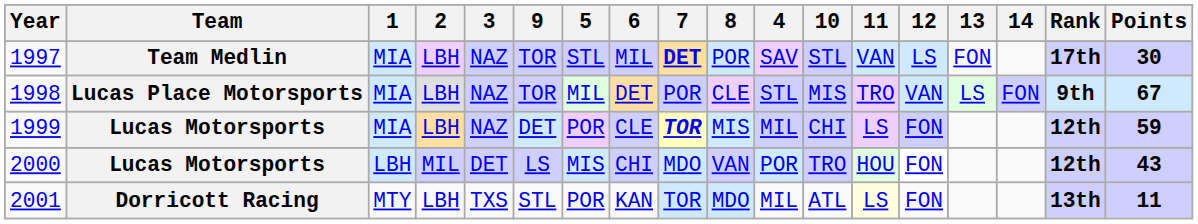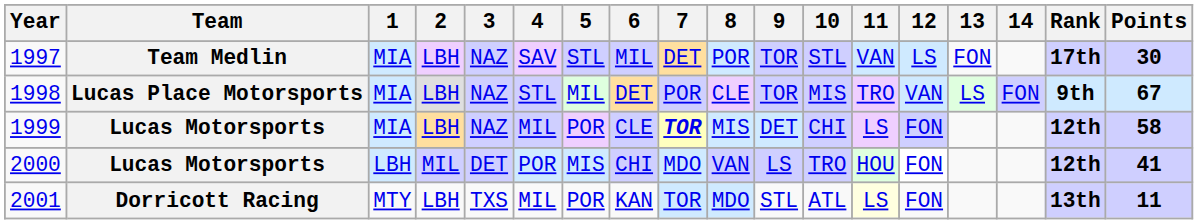columns swapped: (779, 22) <-> (537, 22)
(682, 58) bold -> (682, 58) normal
(1149, 129) 59 -> (1149, 129) 58
(1149, 165) 43 -> (1149, 165) 41
